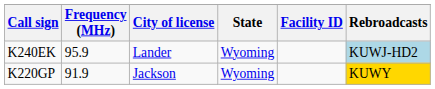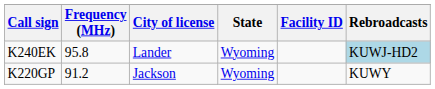(77, 52) 95.9 -> (77, 52) 95.8
(77, 73) 91.9 -> (77, 73) 91.2
(370, 73) gold background -> (370, 73) no background
